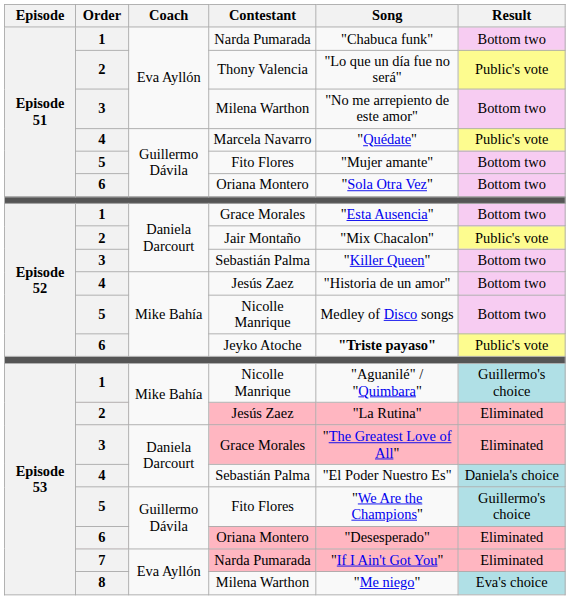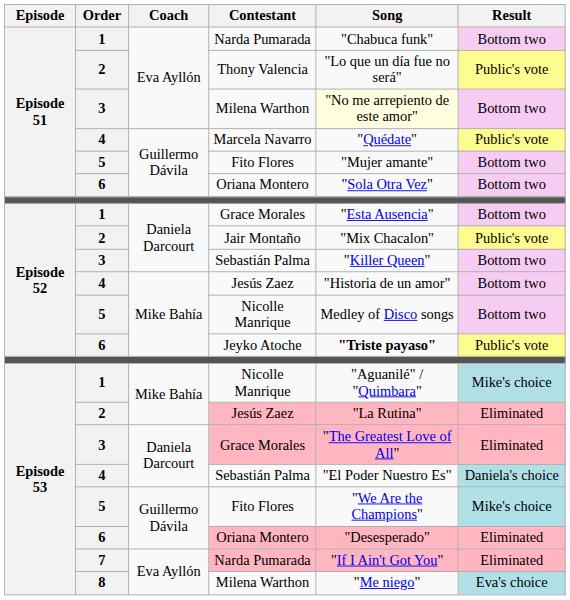(387, 108) no background -> (387, 108) lightyellow background
(512, 382) Guillermo's choice -> (512, 382) Mike's choice
(512, 506) Guillermo's choice -> (512, 506) Mike's choice
